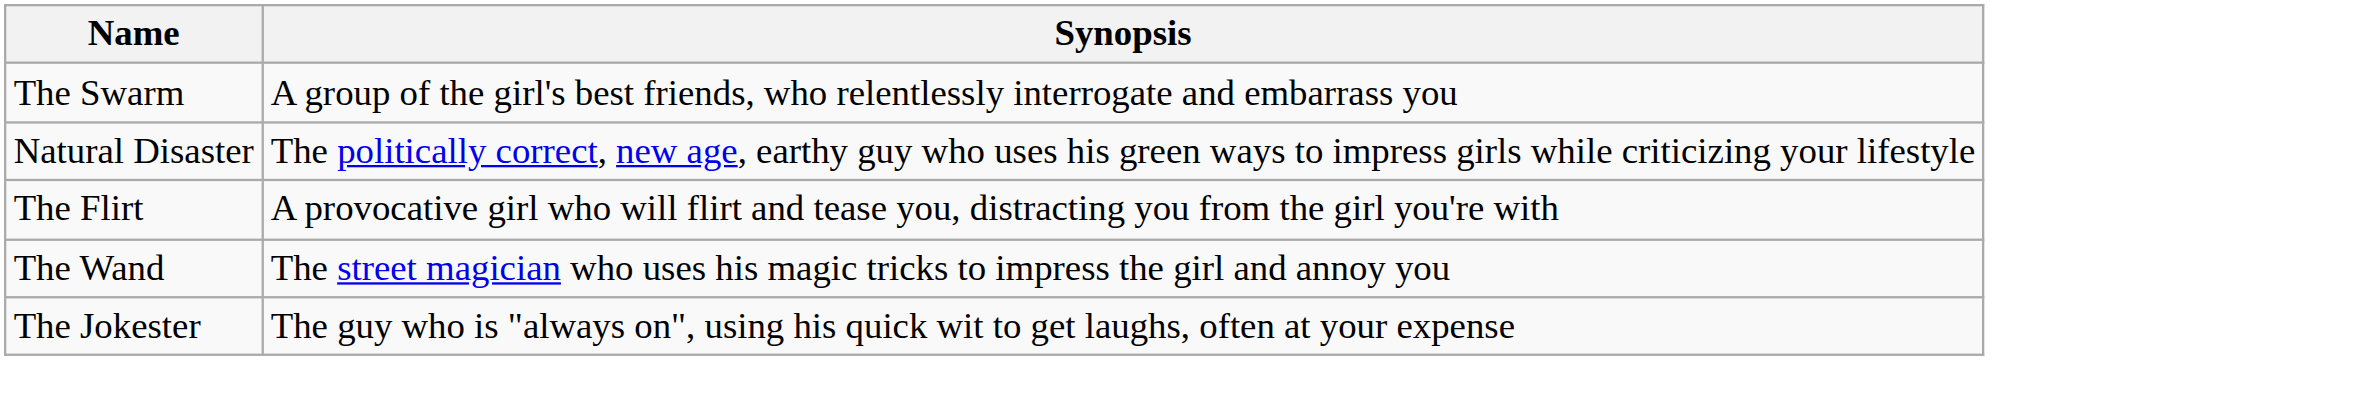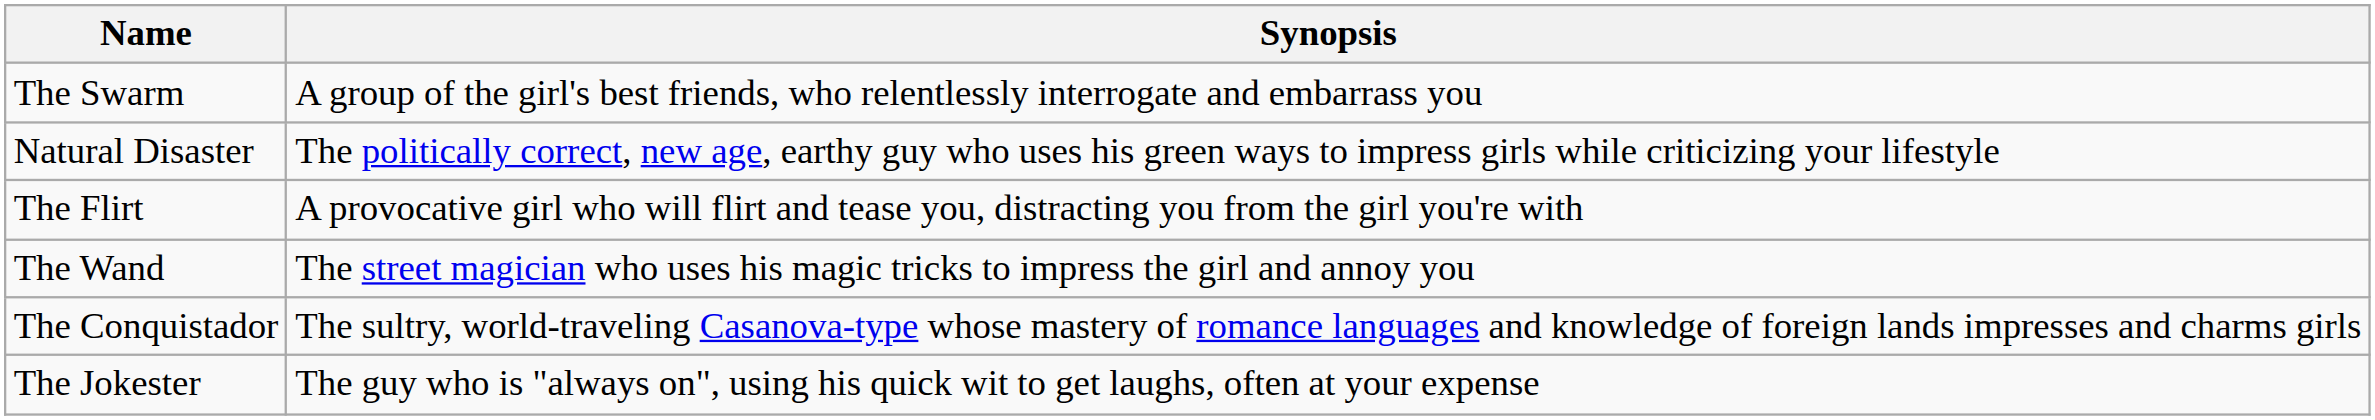+ row: (146, 325)
